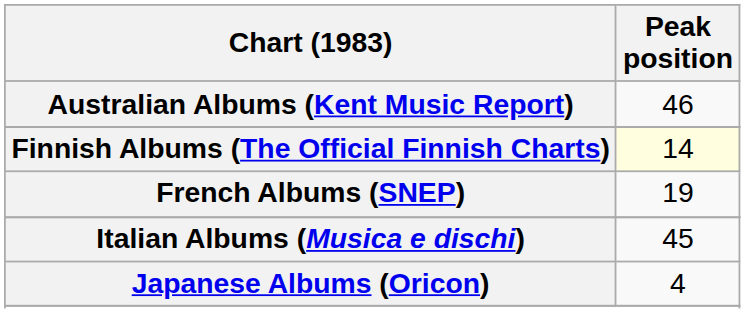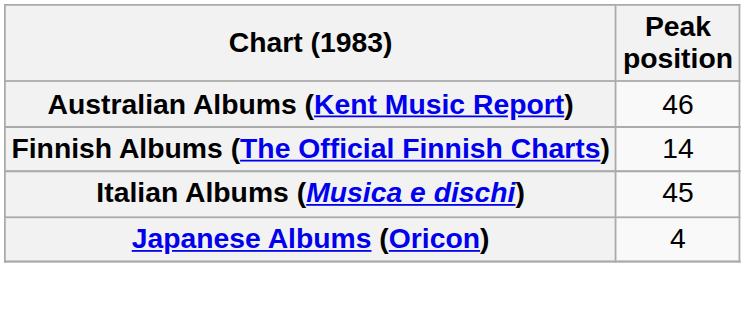(678, 148) lightyellow background -> (678, 148) no background
- row: (311, 193)
